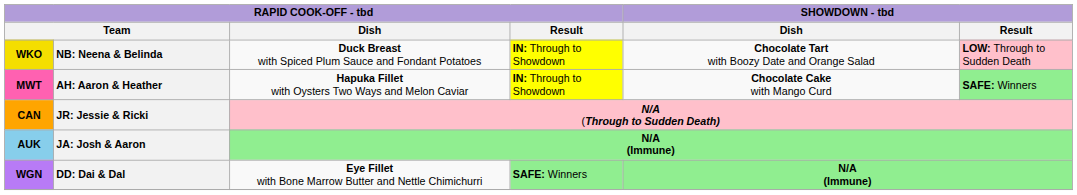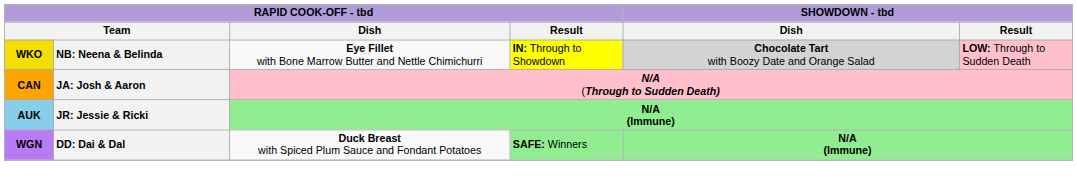(370, 55) Duck Breast with Spiced Plum Sauce and Fondant Potatoes -> (370, 55) Eye Fillet with Bone Marrow Butter and Nettle Chimichurri
(791, 55) no background -> (791, 55) lightgrey background
- row: (29, 85)
(102, 115) JR: Jessie & Ricki -> (101, 85) JA: Josh & Aaron
(101, 145) JA: Josh & Aaron -> (102, 115) JR: Jessie & Ricki
(370, 175) Eye Fillet with Bone Marrow Butter and Nettle Chimichurri -> (370, 145) Duck Breast with Spiced Plum Sauce and Fondant Potatoes
